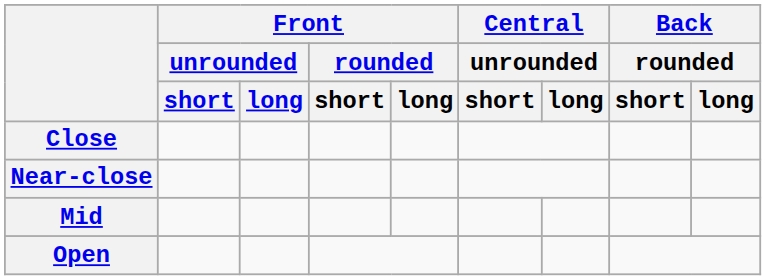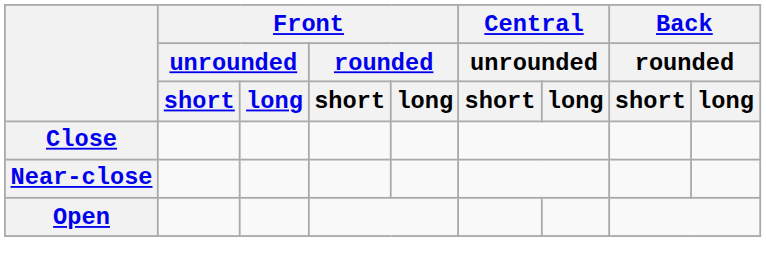- row: (82, 217)
